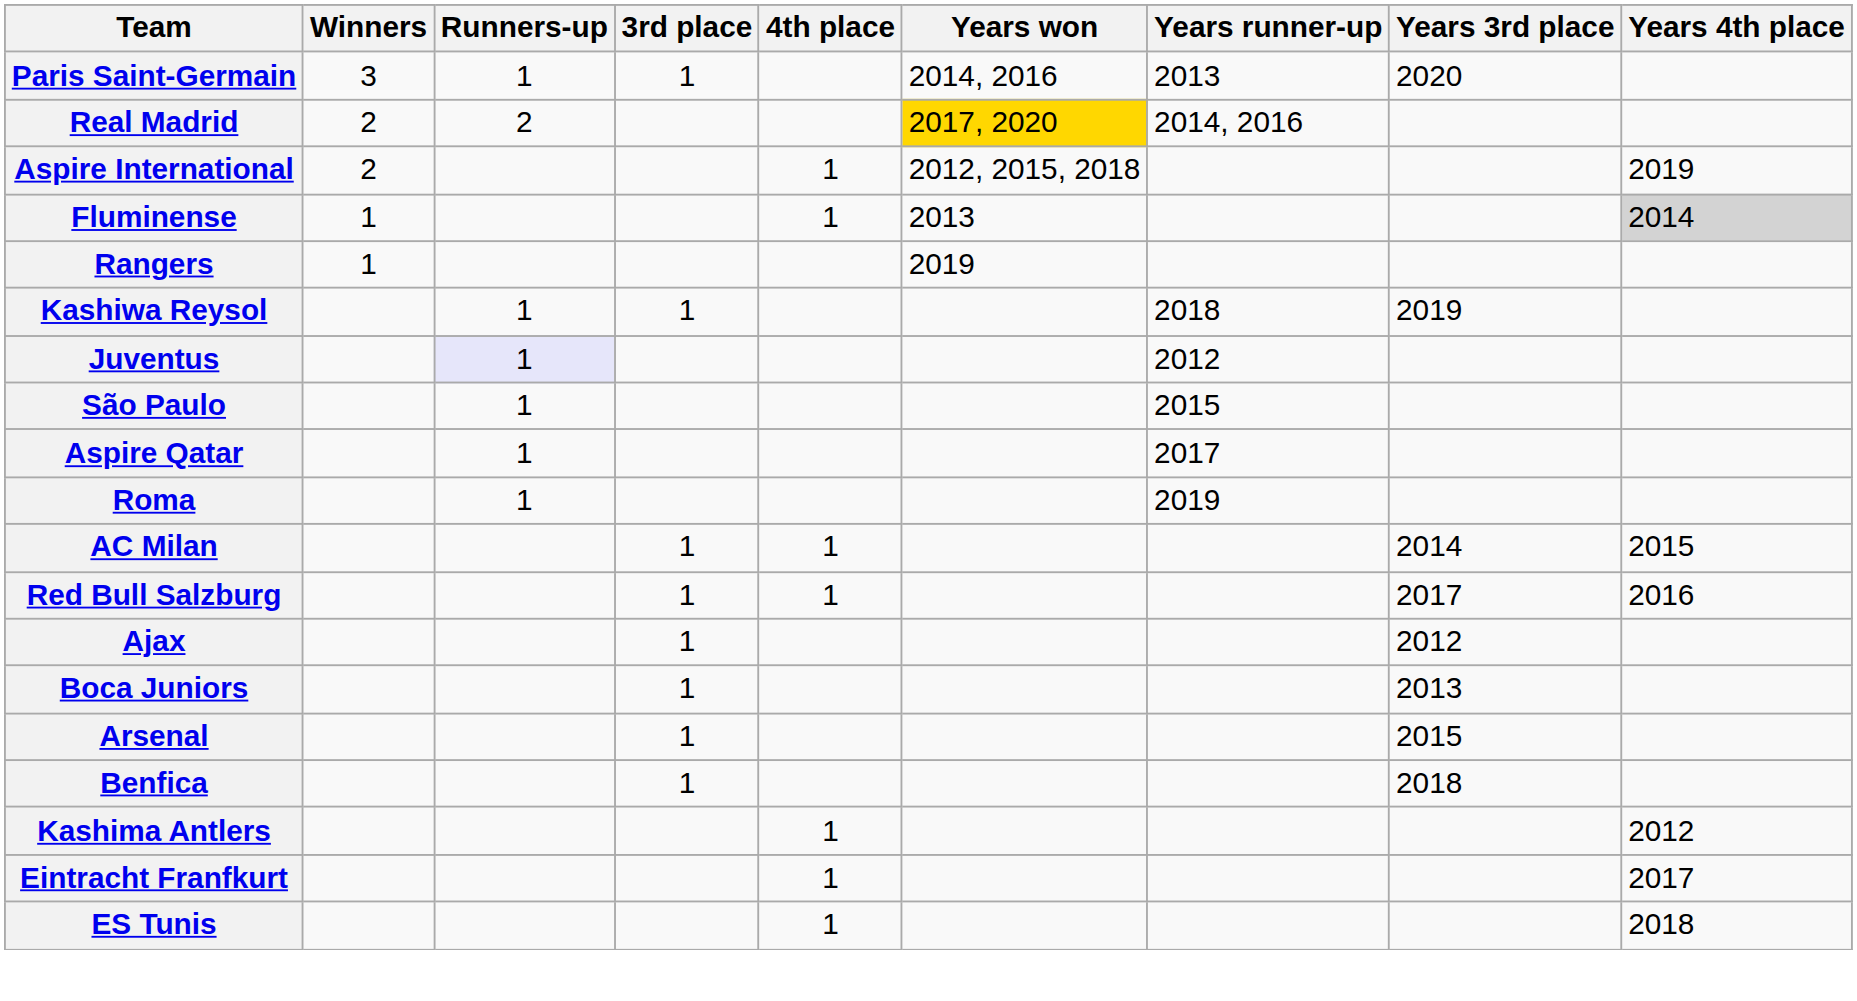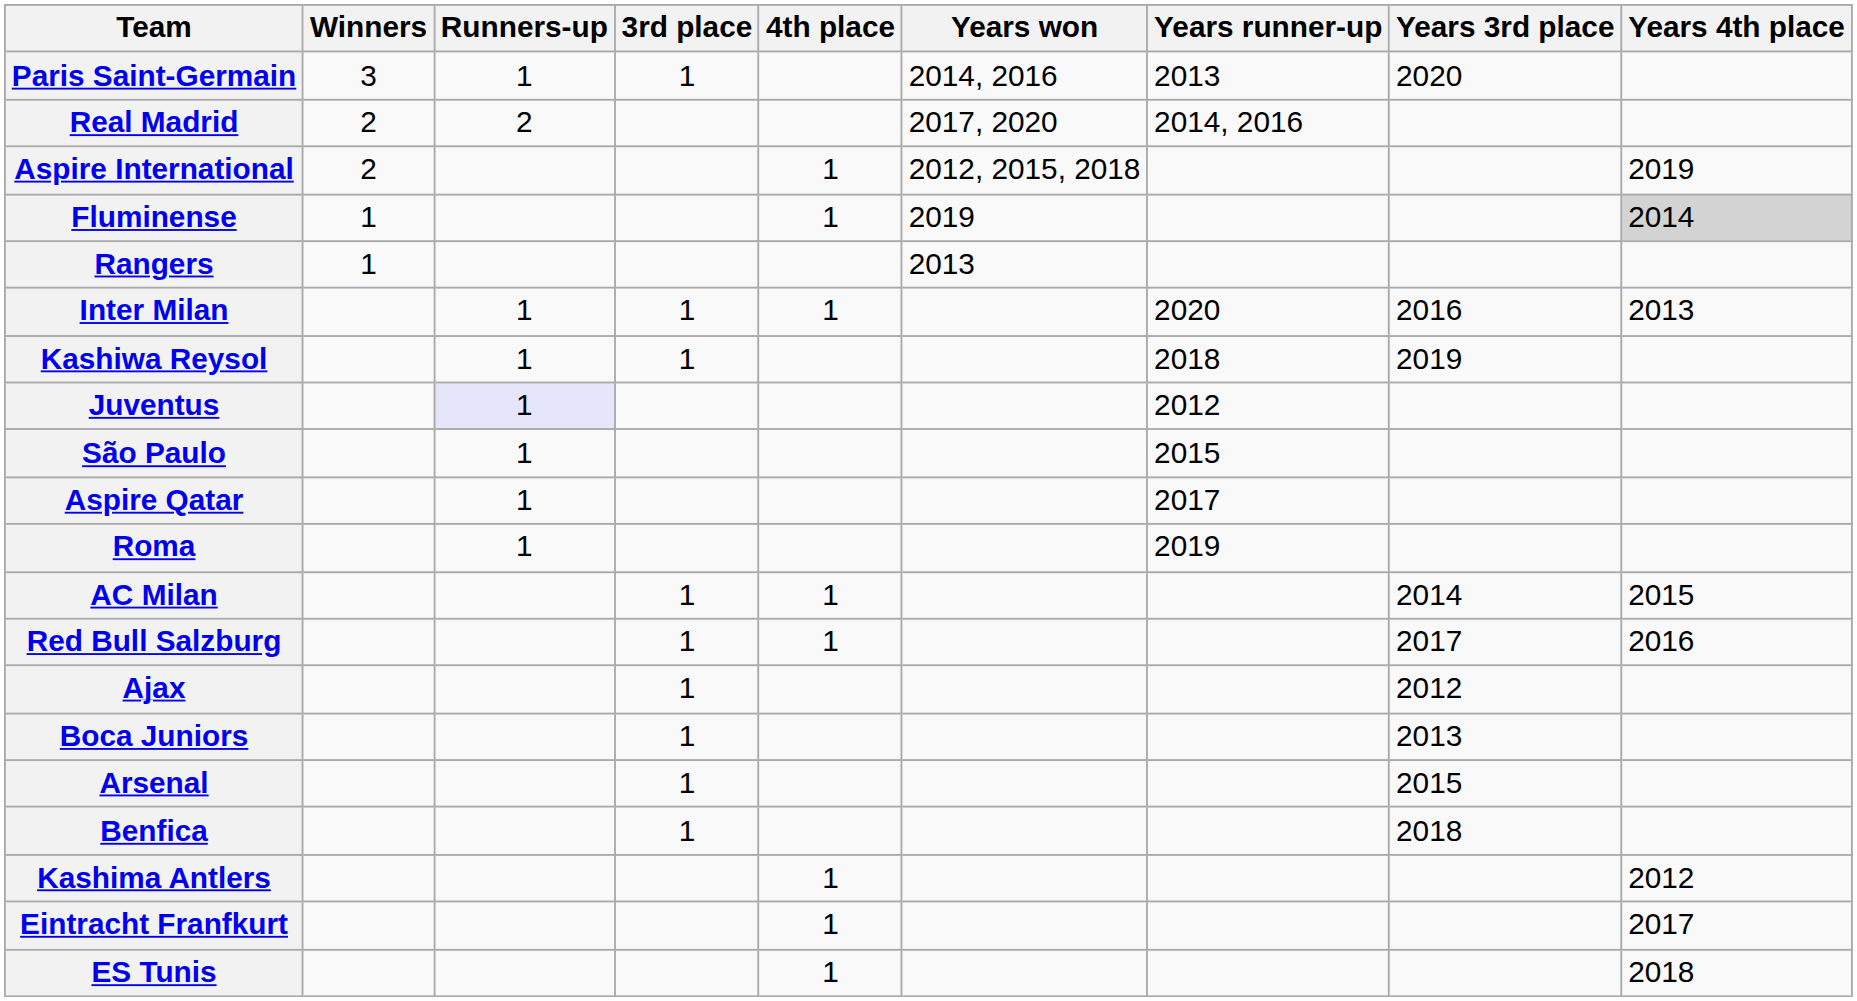(983, 122) gold background -> (983, 122) no background
(942, 216) 2013 -> (942, 216) 2019
(942, 264) 2019 -> (942, 264) 2013
+ row: (154, 311)
